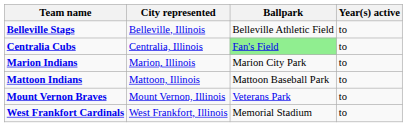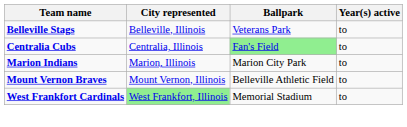(283, 29) Belleville Athletic Field -> (262, 29) Veterans Park
- row: (44, 79)
(262, 96) Veterans Park -> (283, 79) Belleville Athletic Field
(178, 113) no background -> (178, 96) lightgreen background
